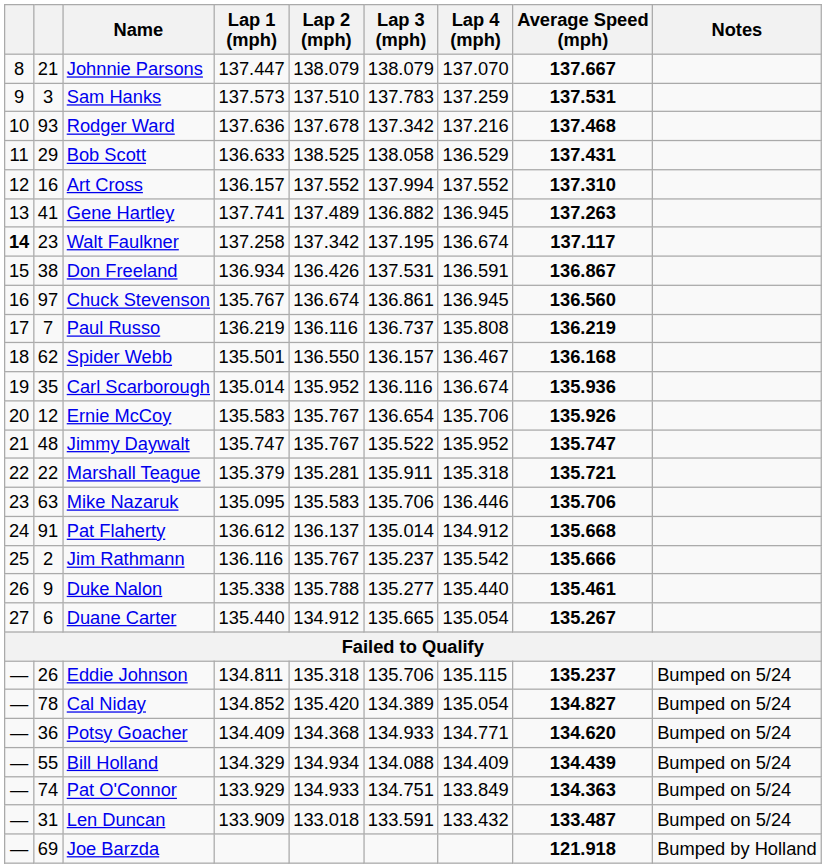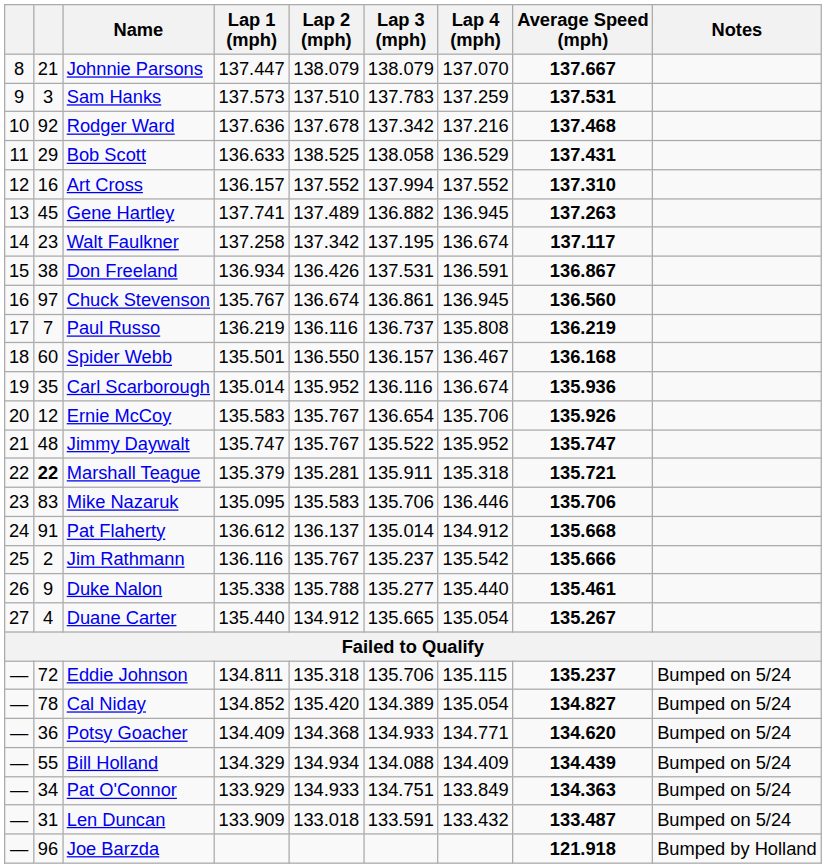(48, 126) 93 -> (48, 126) 92
(48, 213) 41 -> (48, 213) 45
(19, 242) bold -> (19, 242) normal
(48, 358) 62 -> (48, 358) 60
(48, 473) normal -> (48, 473) bold
(48, 502) 63 -> (48, 502) 83
(48, 618) 6 -> (48, 618) 4
(48, 675) 26 -> (48, 675) 72
(48, 791) 74 -> (48, 791) 34
(48, 849) 69 -> (48, 849) 96
